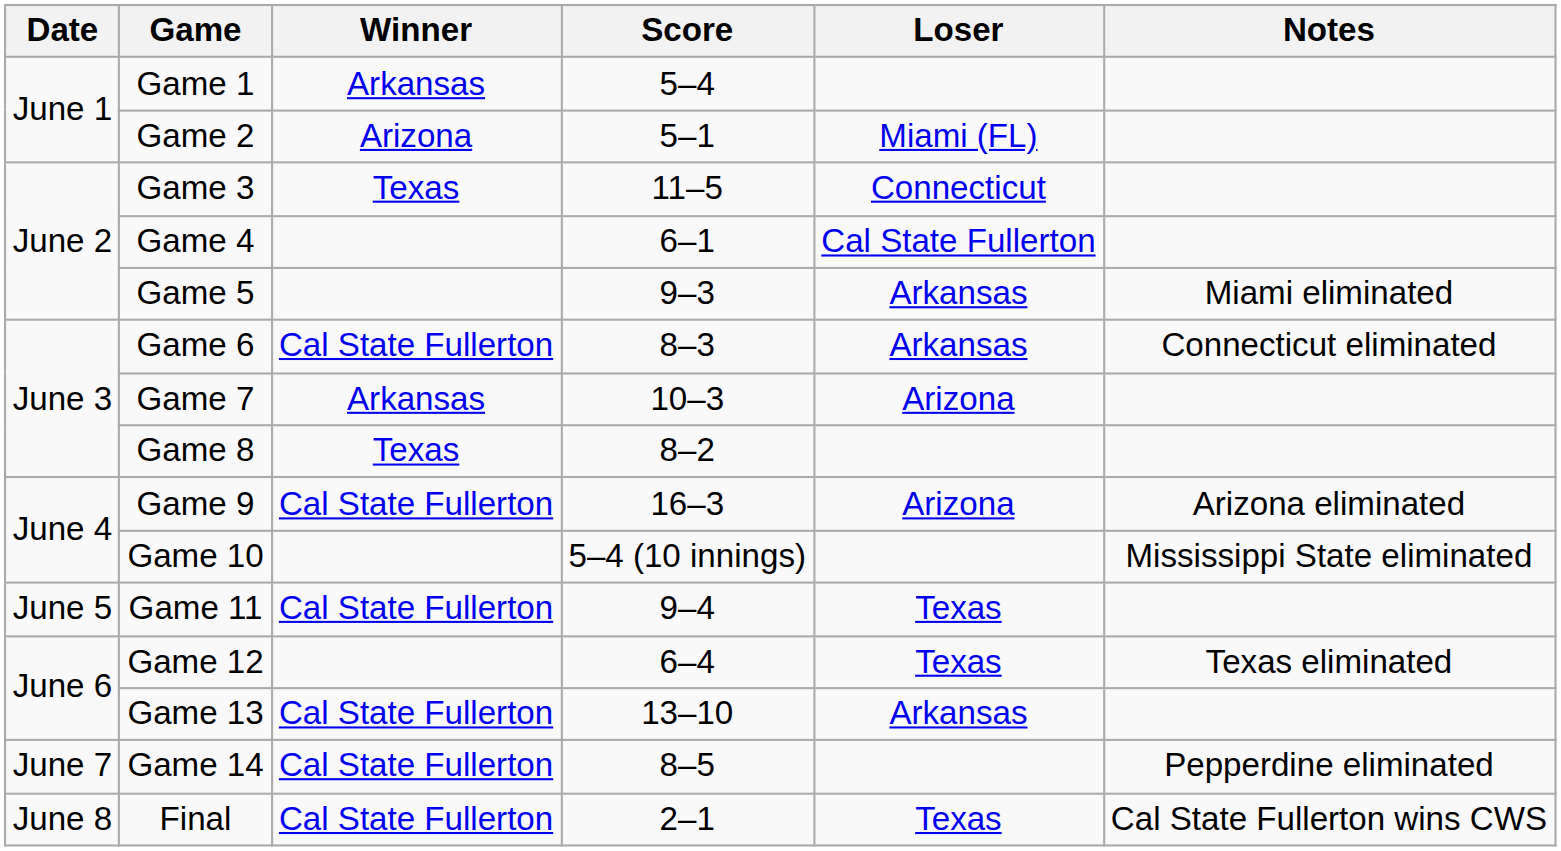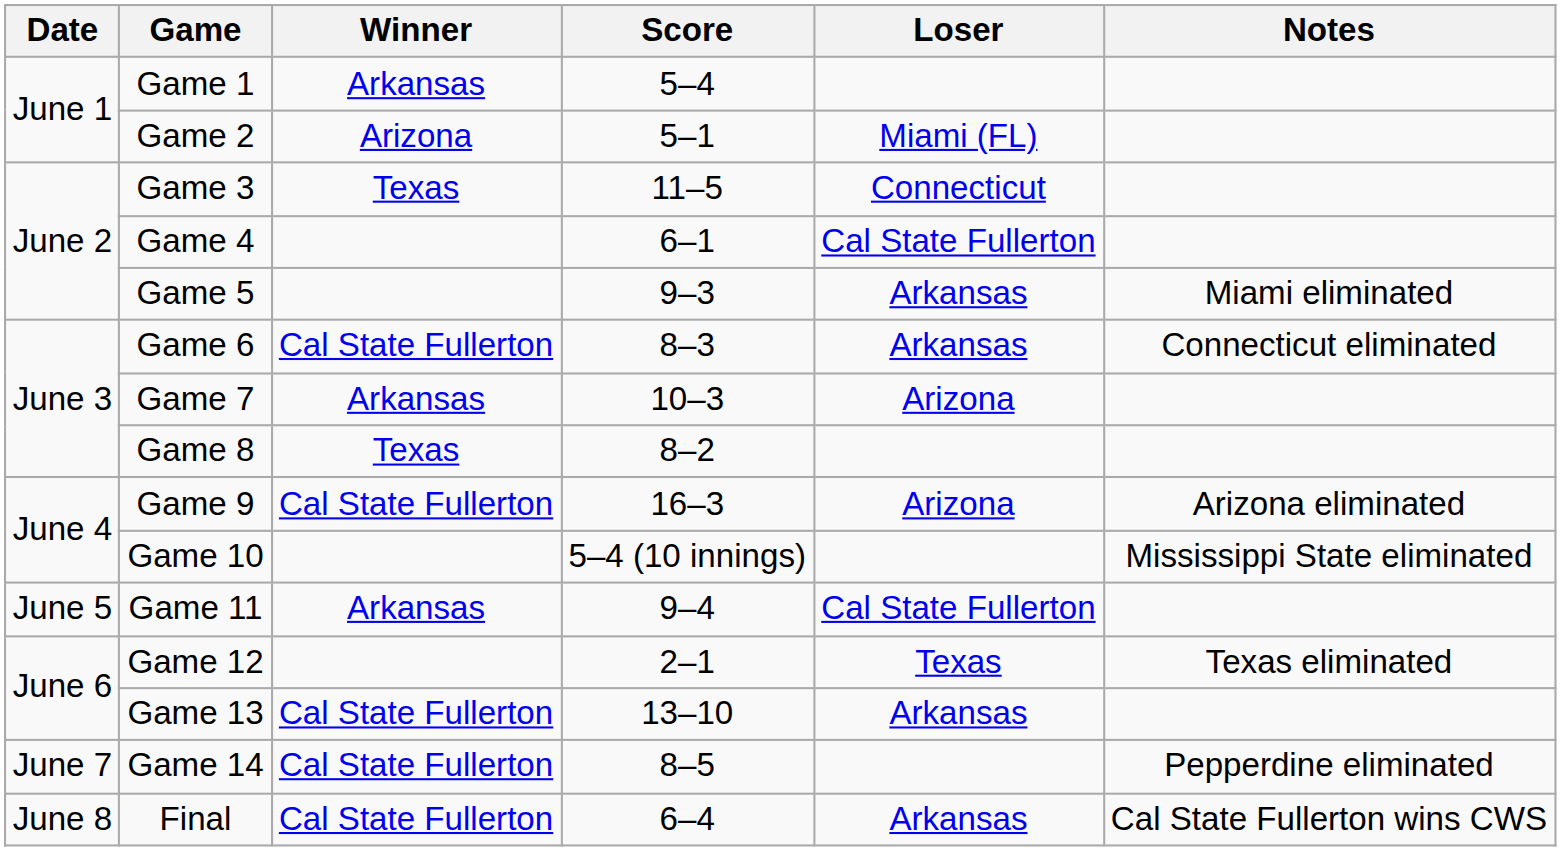(416, 608) Cal State Fullerton -> (416, 608) Arkansas
(958, 608) Texas -> (958, 608) Cal State Fullerton
(687, 661) 6–4 -> (687, 661) 2–1
(687, 818) 2–1 -> (687, 818) 6–4
(958, 818) Texas -> (958, 818) Arkansas
